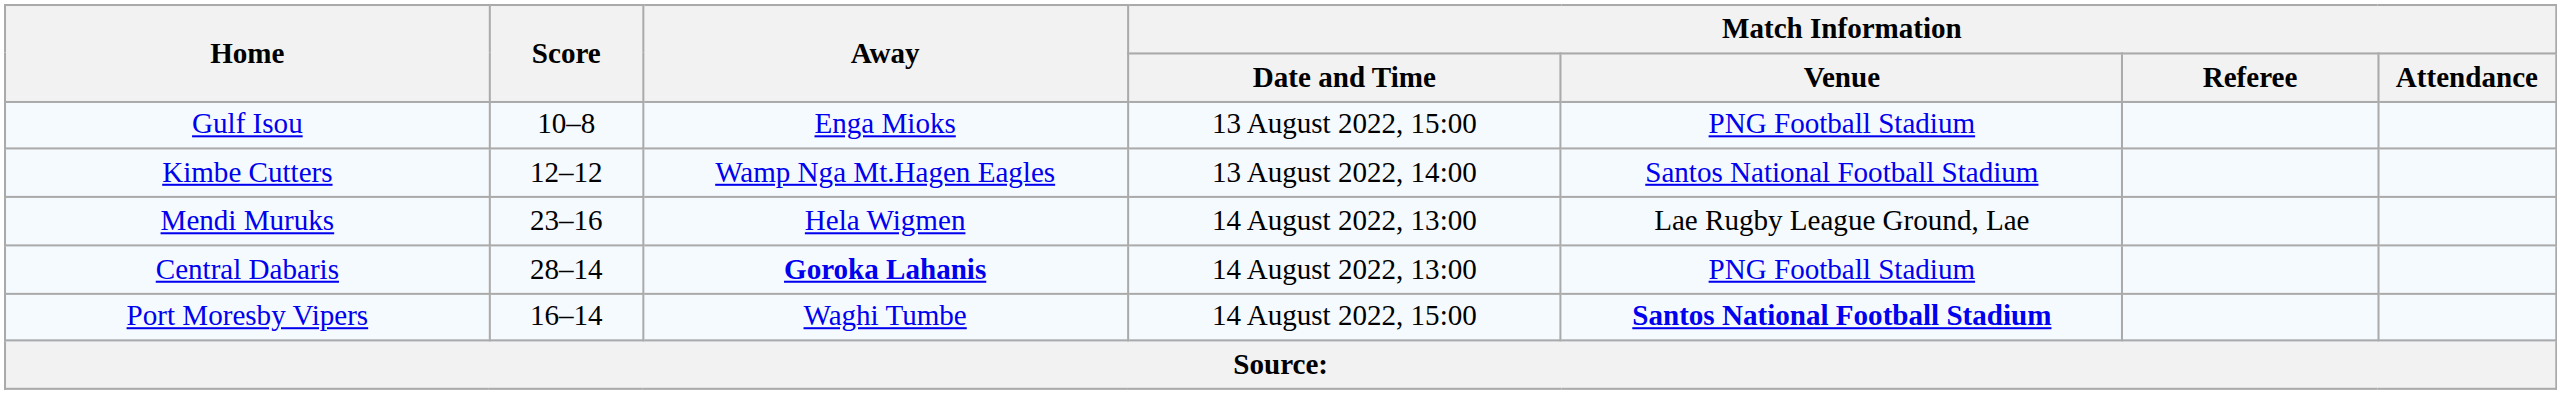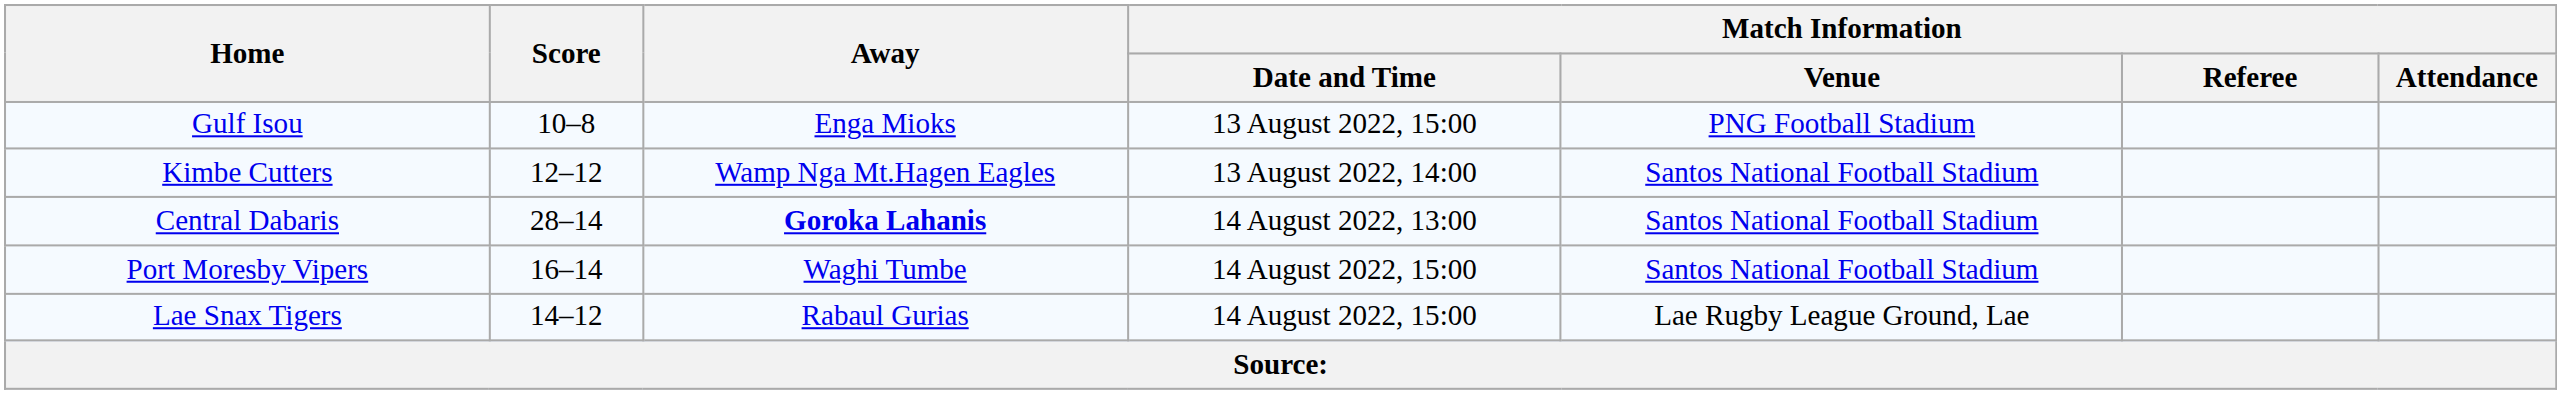- row: (247, 220)
(1842, 268) PNG Football Stadium -> (1842, 220) Santos National Football Stadium
(1842, 316) bold -> (1842, 268) normal
+ row: (247, 316)
